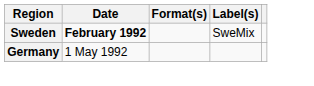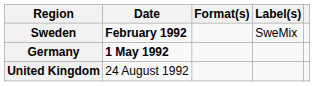(96, 52) normal -> (137, 52) bold
+ row: (53, 71)
